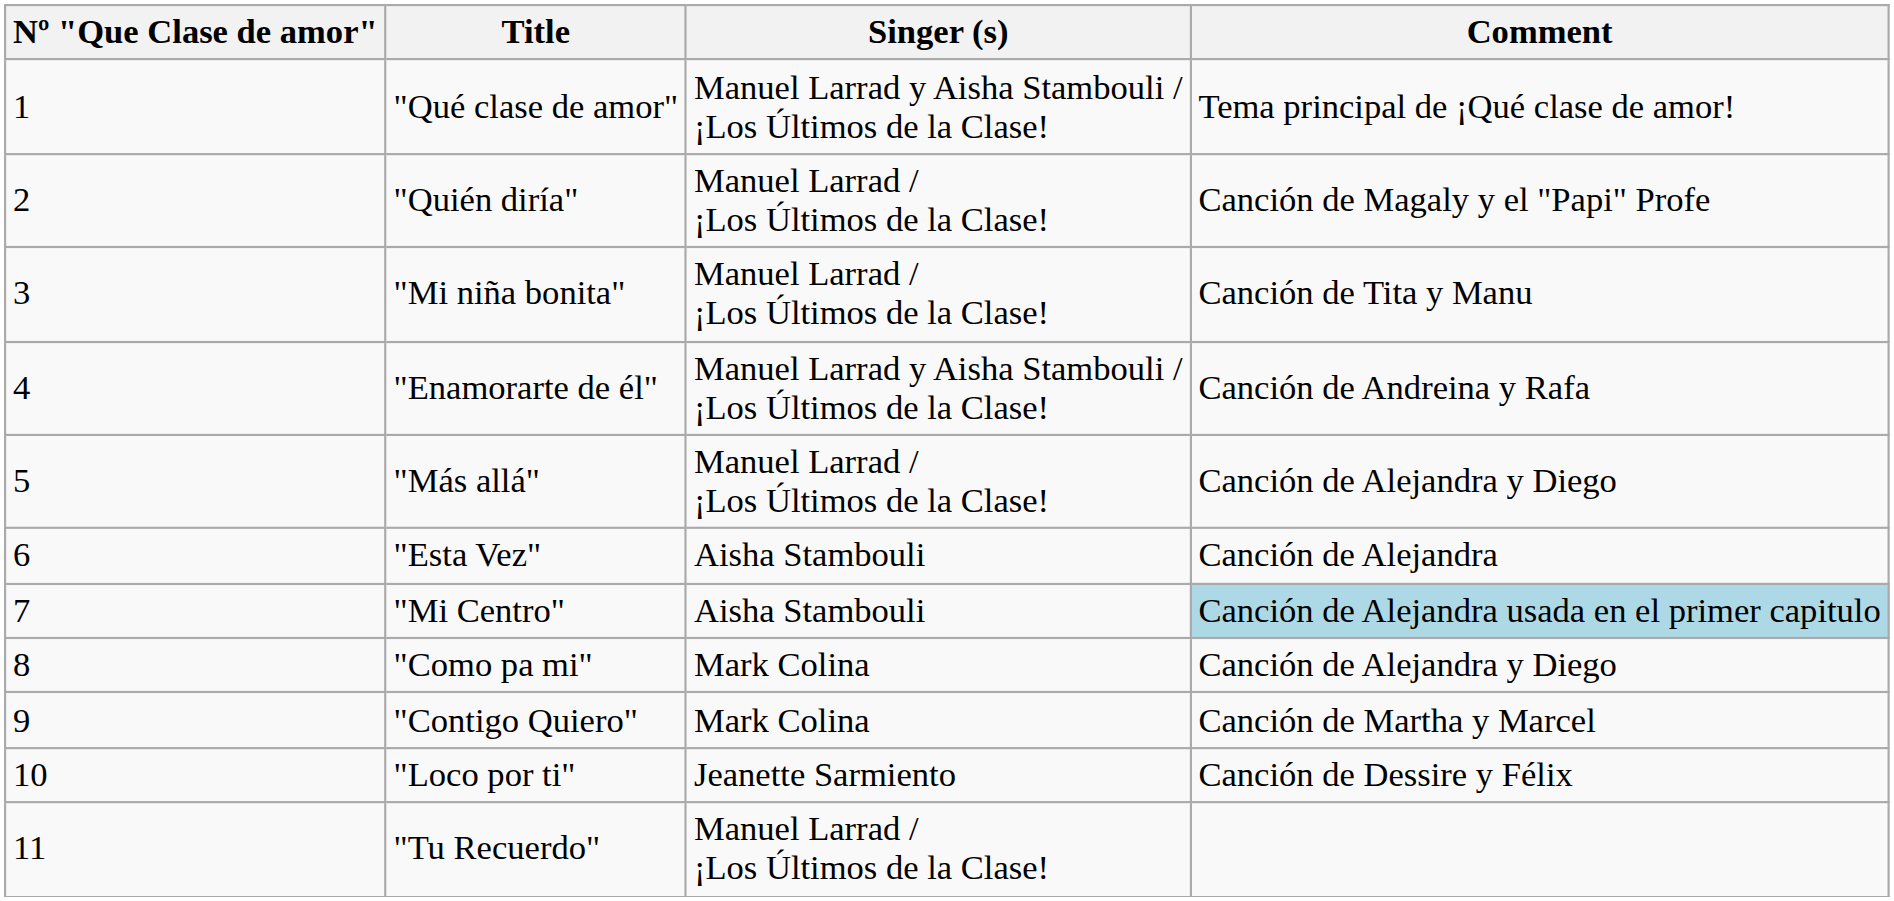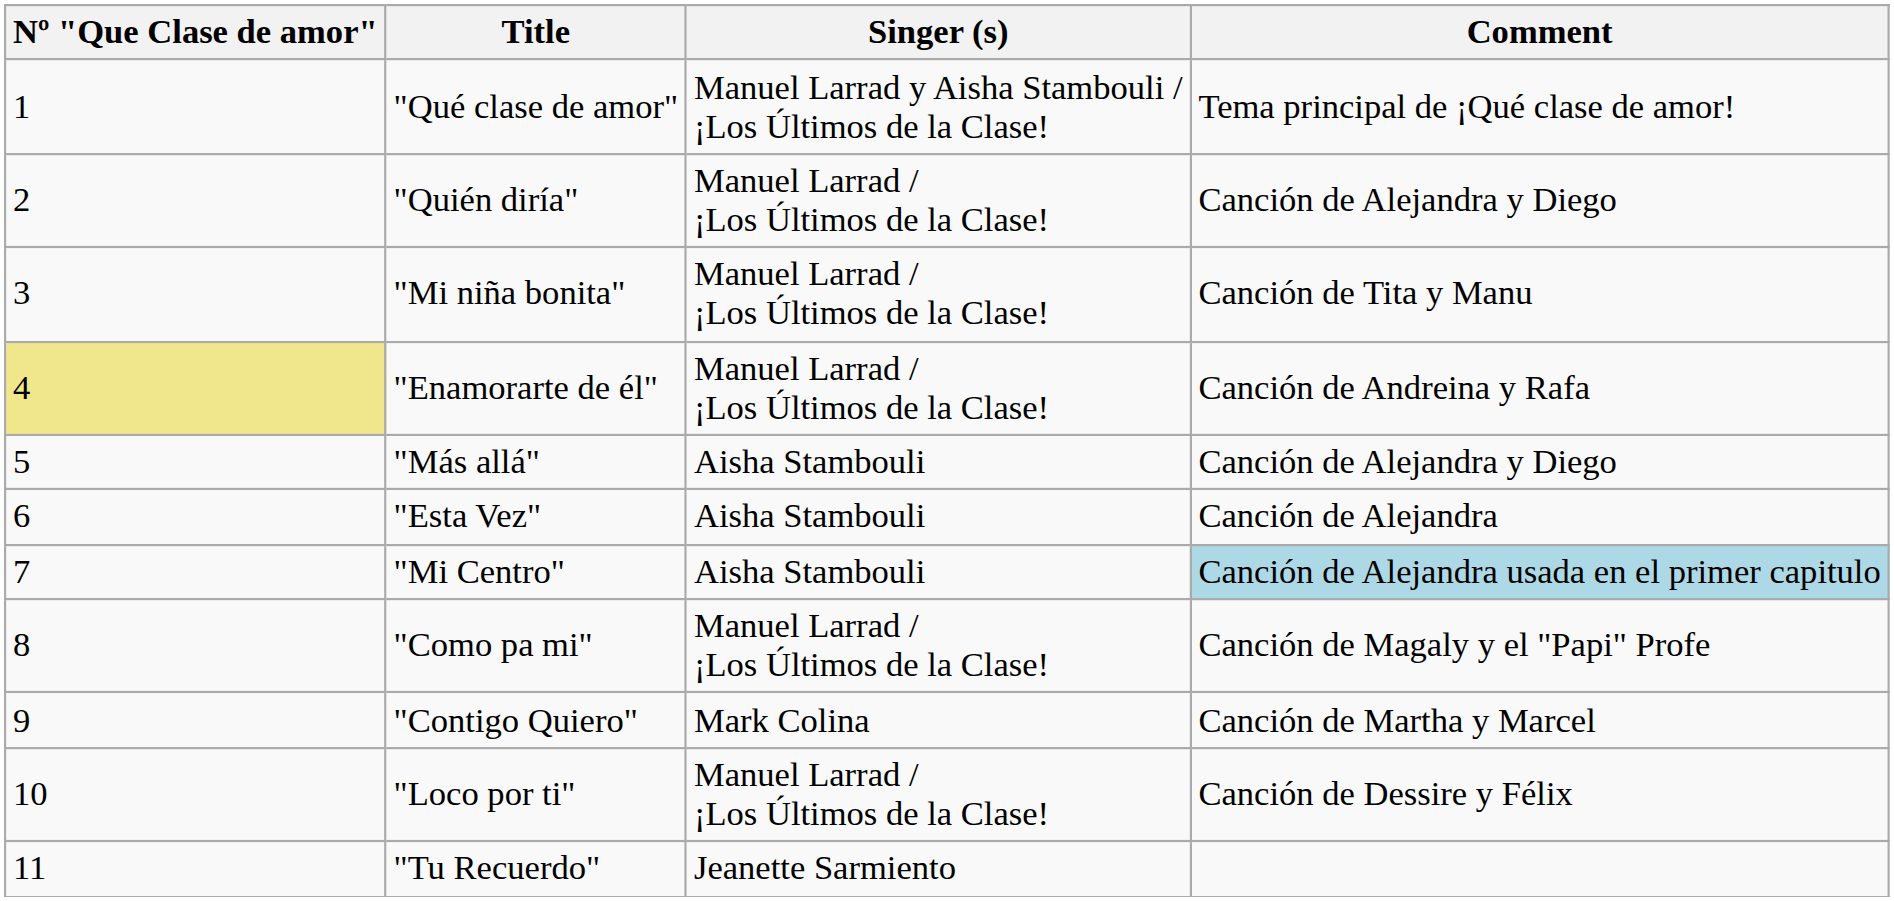(1454, 199) Canción de Magaly y el "Papi" Profe -> (1408, 199) Canción de Alejandra y Diego
(22, 387) no background -> (22, 387) khaki background
(938, 387) Manuel Larrad y Aisha Stambouli / ¡Los Últimos de la Clase! -> (872, 387) Manuel Larrad / ¡Los Últimos de la Clase!
(872, 480) Manuel Larrad / ¡Los Últimos de la Clase! -> (810, 461) Aisha Stambouli
(782, 664) Mark Colina -> (872, 645) Manuel Larrad / ¡Los Últimos de la Clase!
(1408, 664) Canción de Alejandra y Diego -> (1454, 645) Canción de Magaly y el "Papi" Profe
(825, 774) Jeanette Sarmiento -> (872, 793) Manuel Larrad / ¡Los Últimos de la Clase!
(872, 848) Manuel Larrad / ¡Los Últimos de la Clase! -> (825, 868) Jeanette Sarmiento
